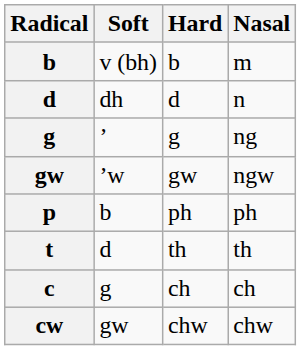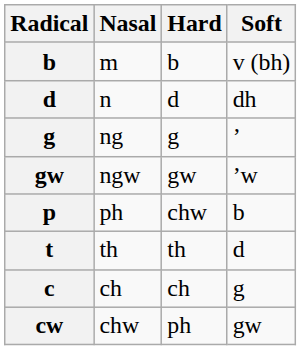columns swapped: (128, 23) <-> (262, 23)
(180, 212) ph -> (187, 212) chw
(188, 325) chw -> (179, 325) ph
